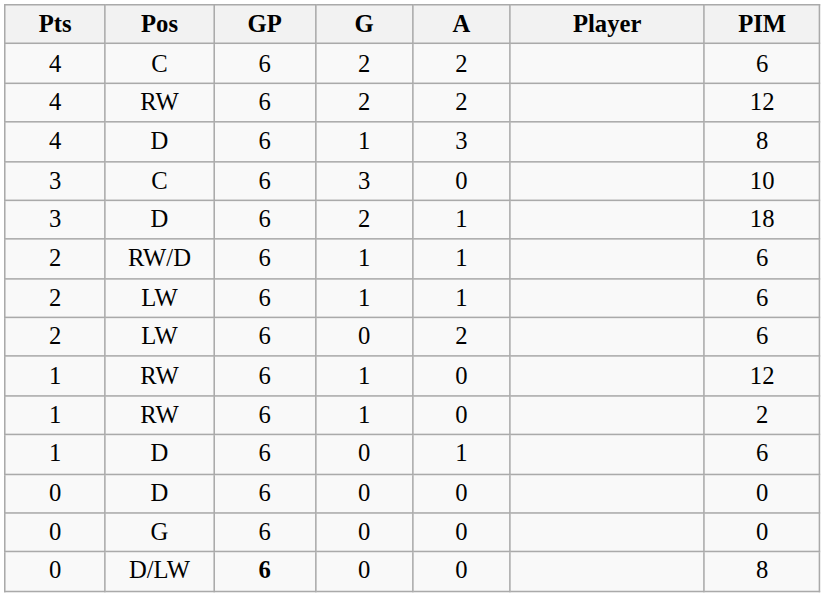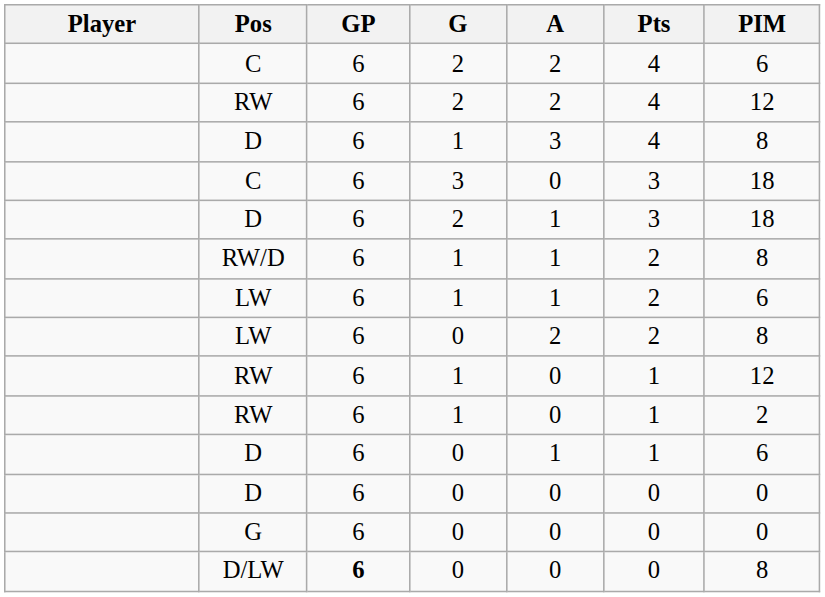columns swapped: (607, 24) <-> (55, 24)
(762, 180) 10 -> (762, 180) 18
(762, 258) 6 -> (762, 258) 8
(762, 336) 6 -> (762, 336) 8
